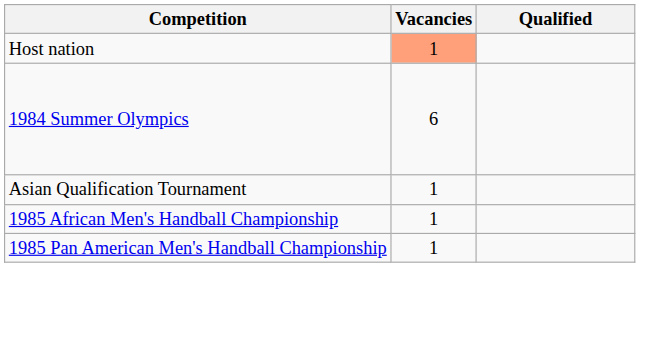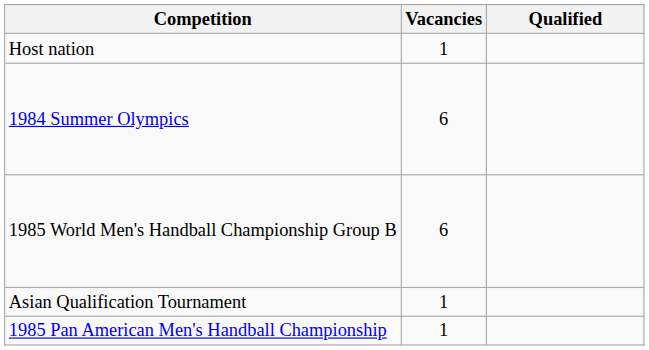(434, 48) lightsalmon background -> (444, 48) no background
+ row: (203, 230)
- row: (173, 218)
